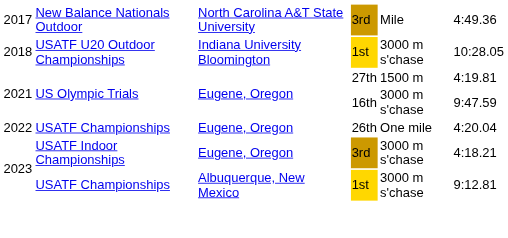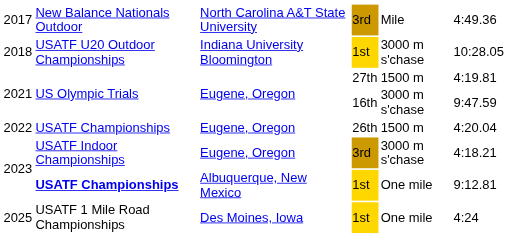(406, 127) One mile -> (402, 127) 1500 m
(103, 185) normal -> (107, 185) bold
(402, 185) 3000 m s'chase -> (407, 185) One mile
+ row: (18, 217)
